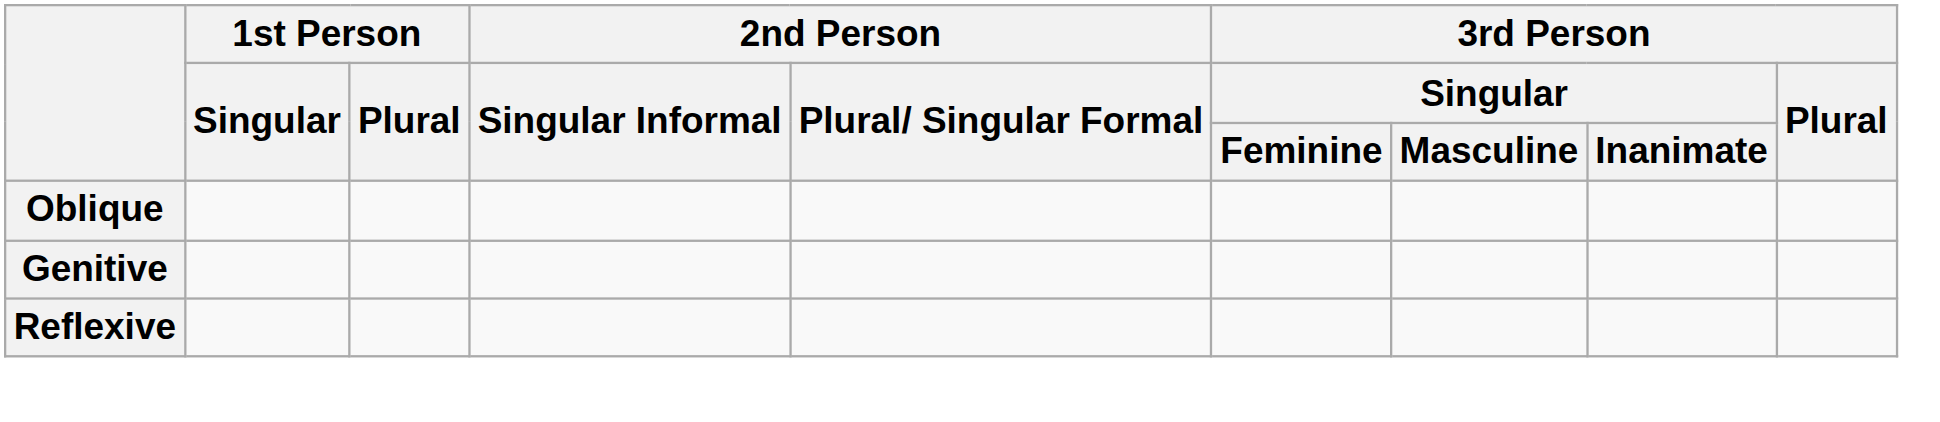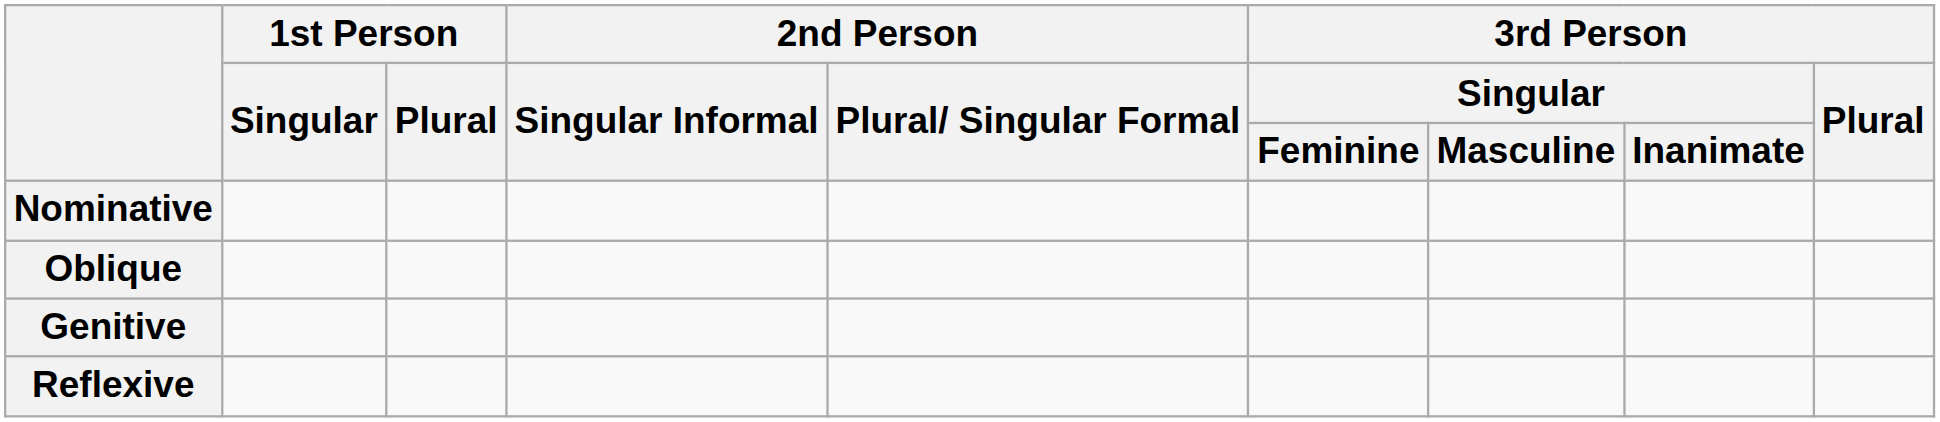+ row: (113, 209)
